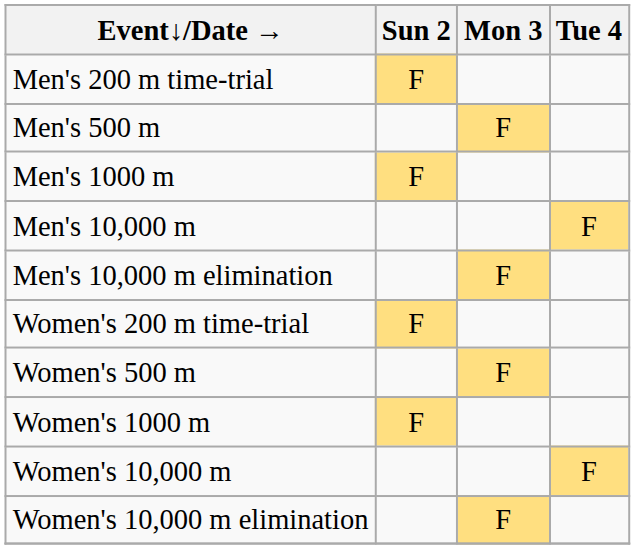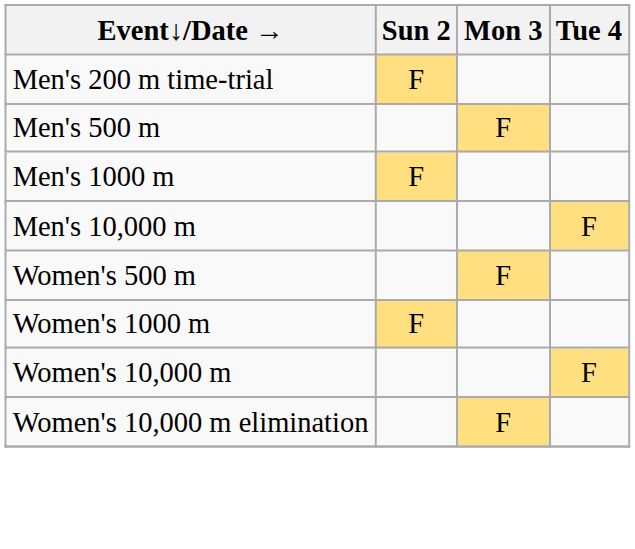- row: (173, 275)
- row: (161, 324)
